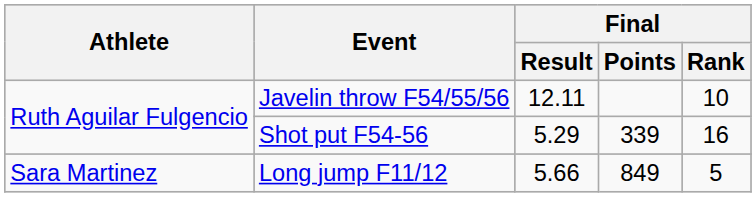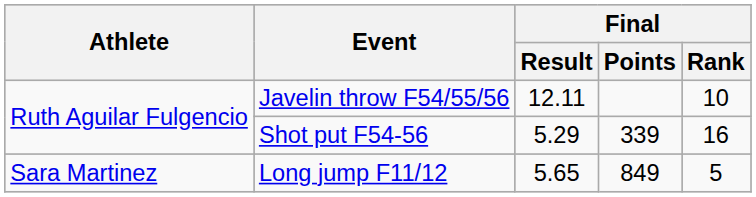(557, 173) 5.66 -> (557, 173) 5.65
